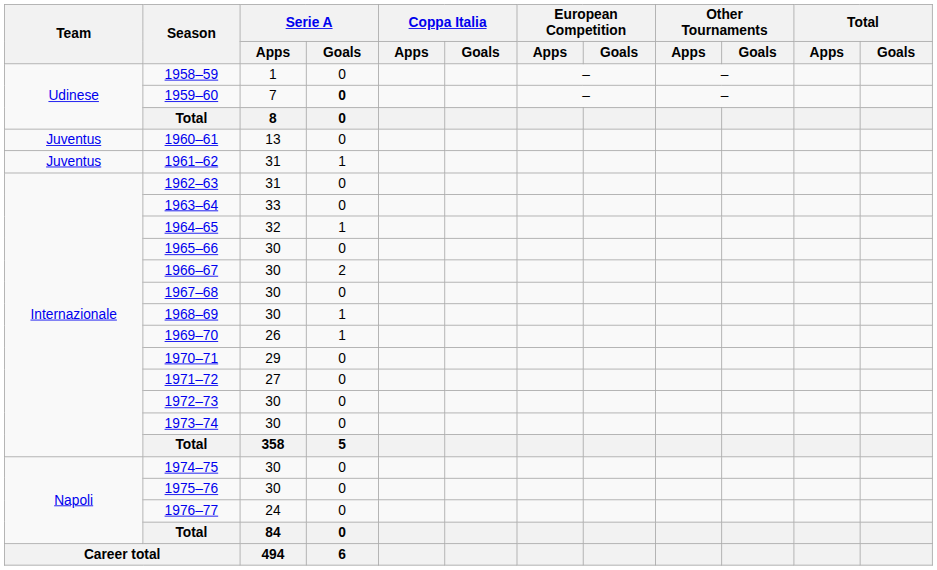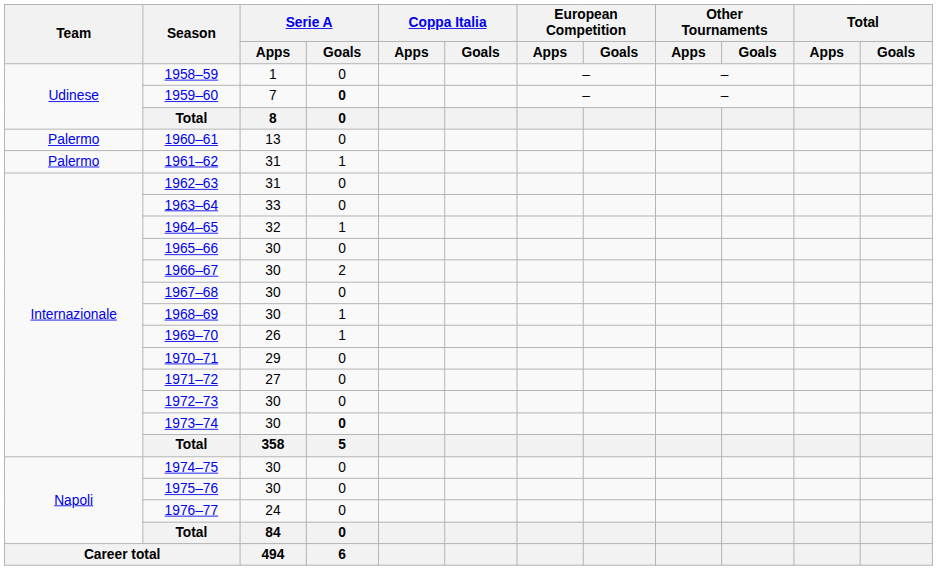(74, 140) Juventus -> (74, 140) Palermo
(74, 161) Juventus -> (74, 161) Palermo
(342, 423) normal -> (342, 423) bold
